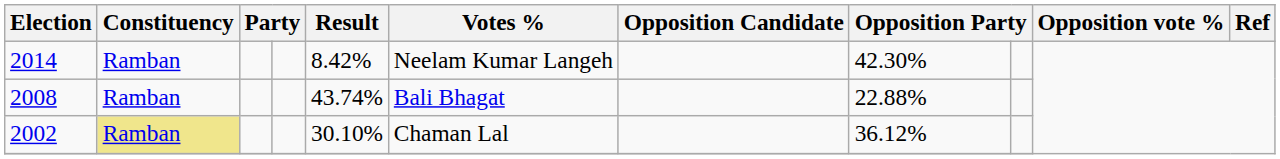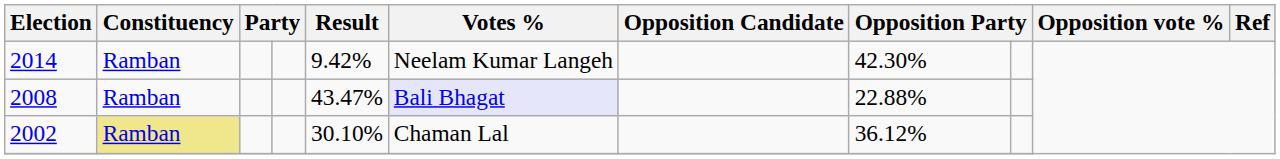(341, 60) 8.42% -> (341, 60) 9.42%
(347, 97) 43.74% -> (347, 97) 43.47%
(449, 97) no background -> (449, 97) lavender background
